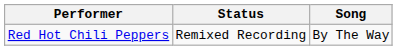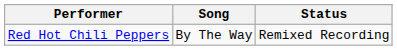columns swapped: (351, 15) <-> (241, 15)
